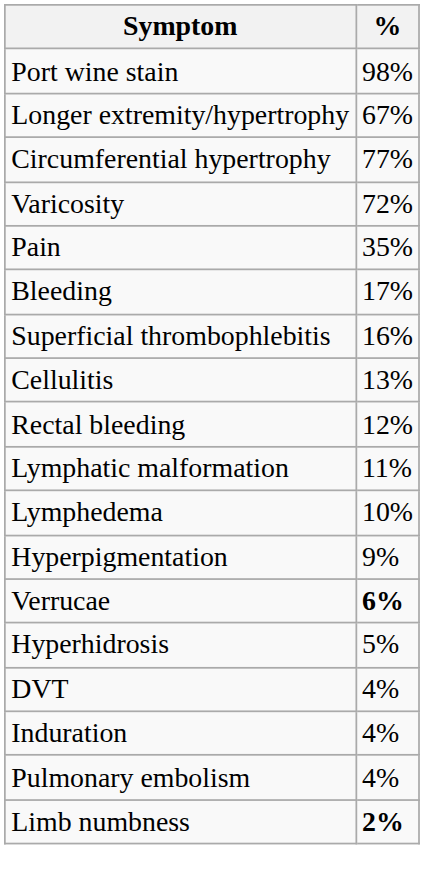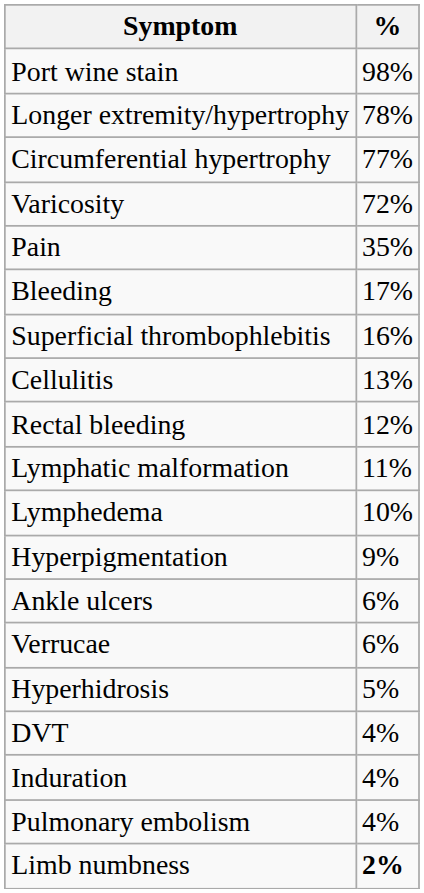(387, 114) 67% -> (387, 114) 78%
+ row: (82, 600)
(383, 600) bold -> (381, 644) normal
